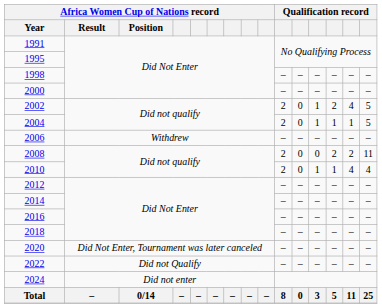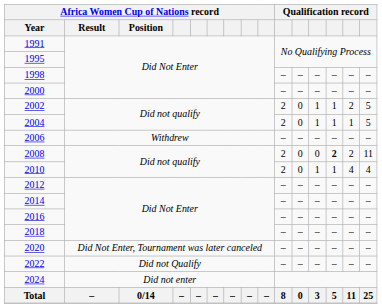(334, 106) 2 -> (334, 106) 1
(351, 106) 4 -> (351, 106) 2
(334, 153) normal -> (334, 153) bold
